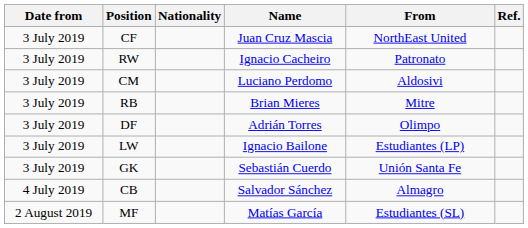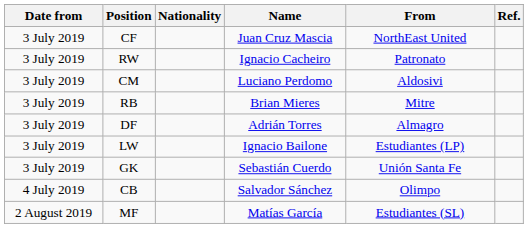(420, 125) Olimpo -> (420, 125) Almagro
(420, 190) Almagro -> (420, 190) Olimpo
